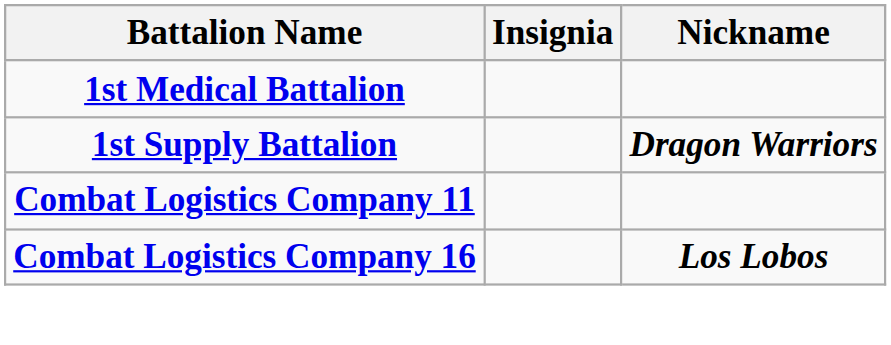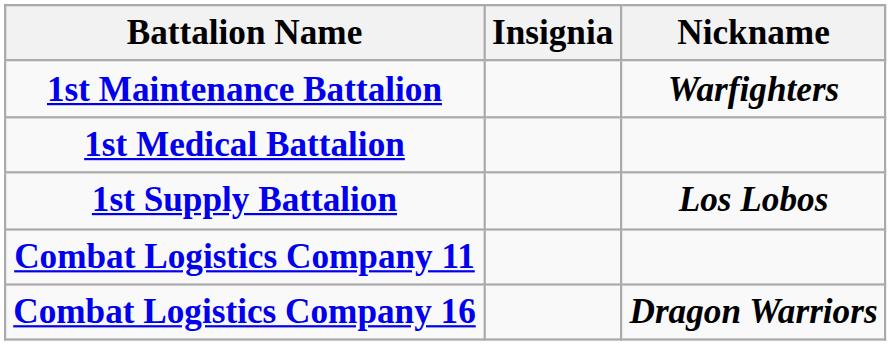+ row: (244, 88)
(754, 144) Dragon Warriors -> (754, 199) Los Lobos
(754, 255) Los Lobos -> (754, 311) Dragon Warriors
